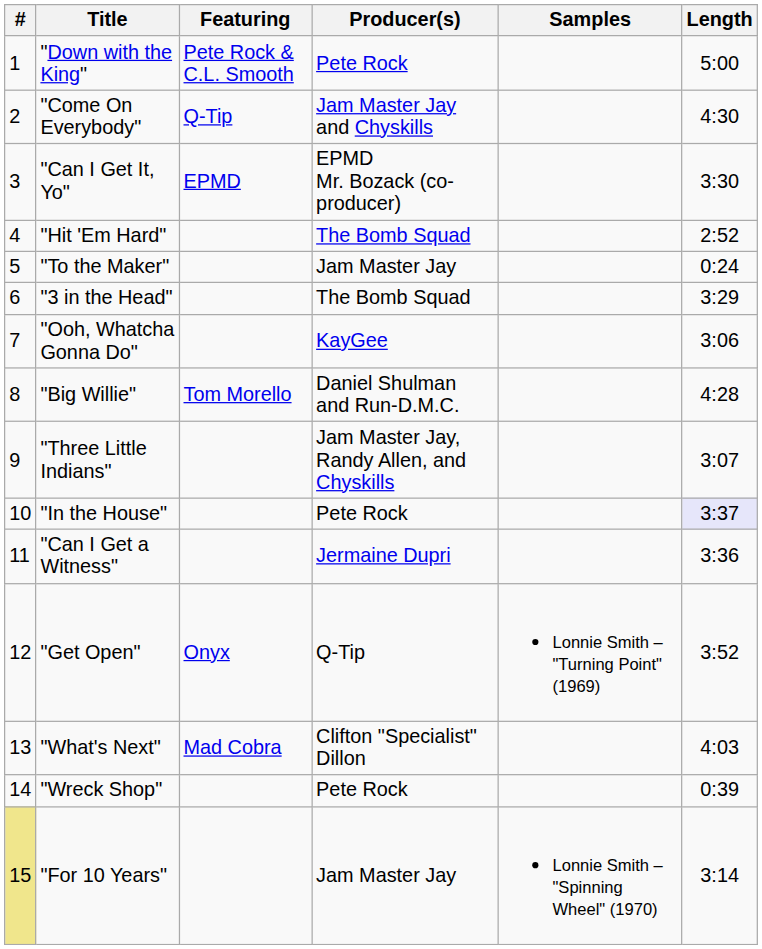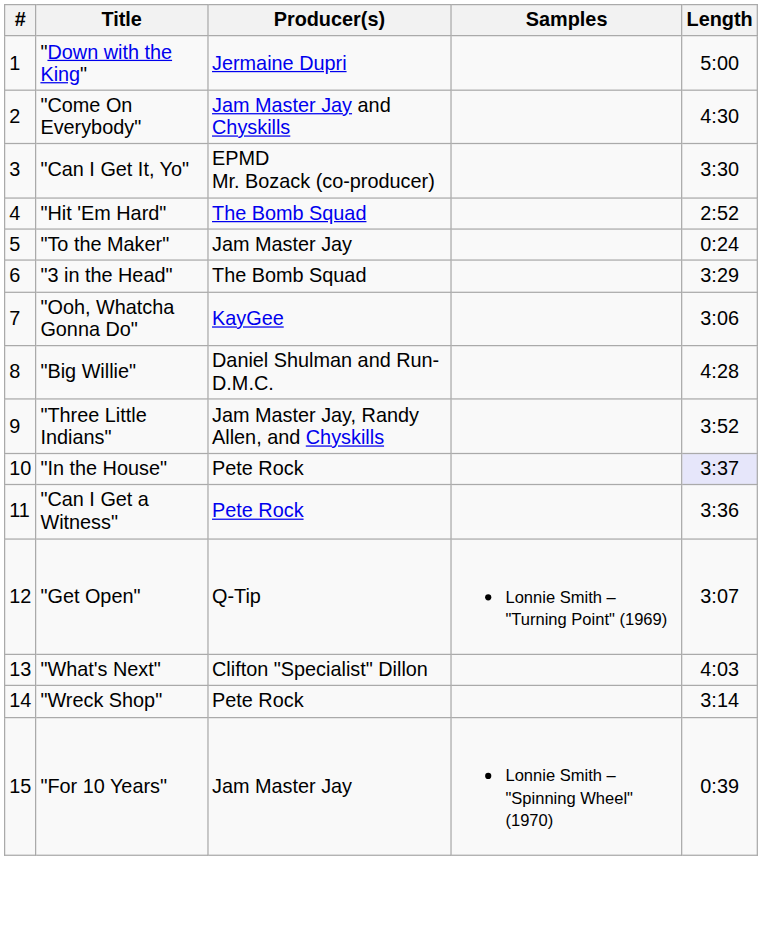- column: (245, 20)
(362, 62) Pete Rock -> (279, 62) Jermaine Dupri
(720, 459) 3:07 -> (720, 426) 3:52
(383, 556) Jermaine Dupri -> (258, 511) Pete Rock
(720, 652) 3:52 -> (720, 596) 3:07
(720, 790) 0:39 -> (720, 701) 3:14
(20, 875) khaki background -> (20, 786) no background
(720, 875) 3:14 -> (720, 786) 0:39
